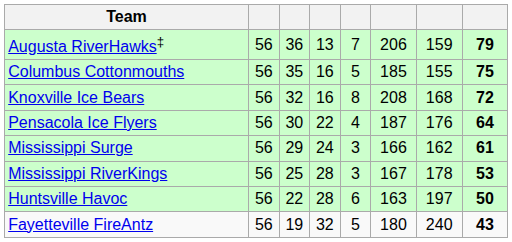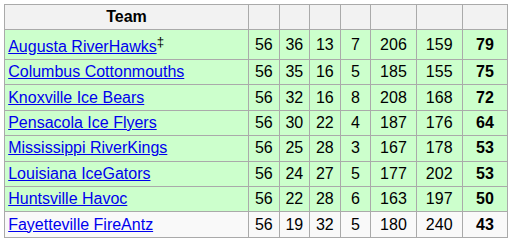- row: (70, 148)
+ row: (79, 173)
